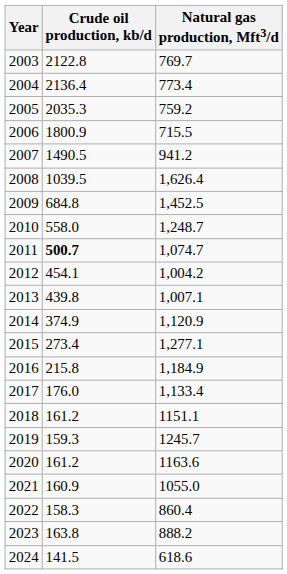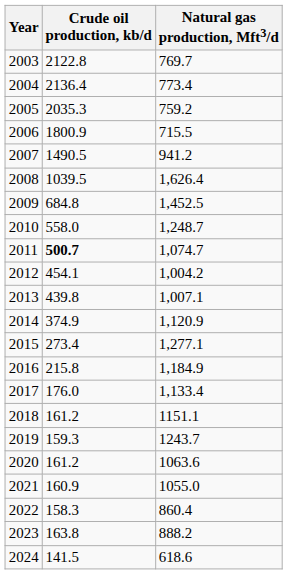(179, 439) 1245.7 -> (179, 439) 1243.7
(179, 462) 1163.6 -> (179, 462) 1063.6
